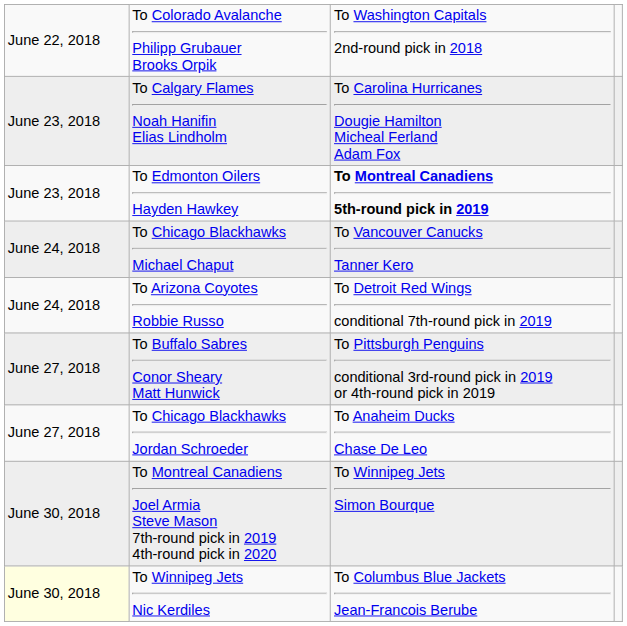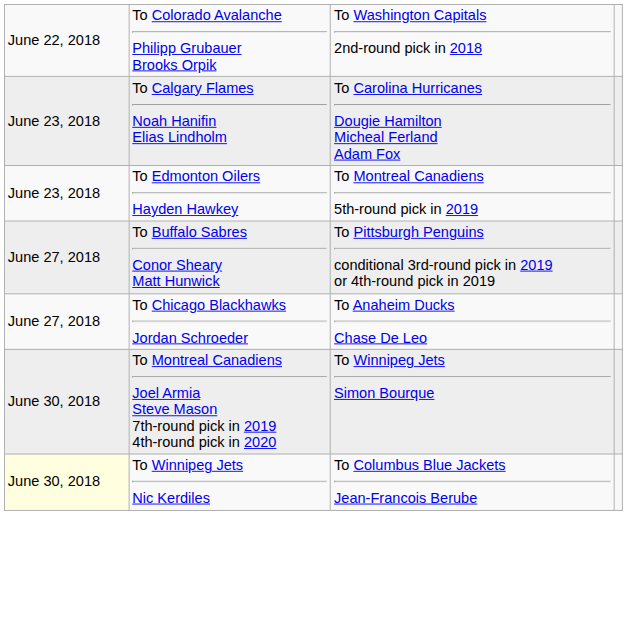(472, 193) bold -> (472, 193) normal
- row: (230, 249)
- row: (230, 304)
